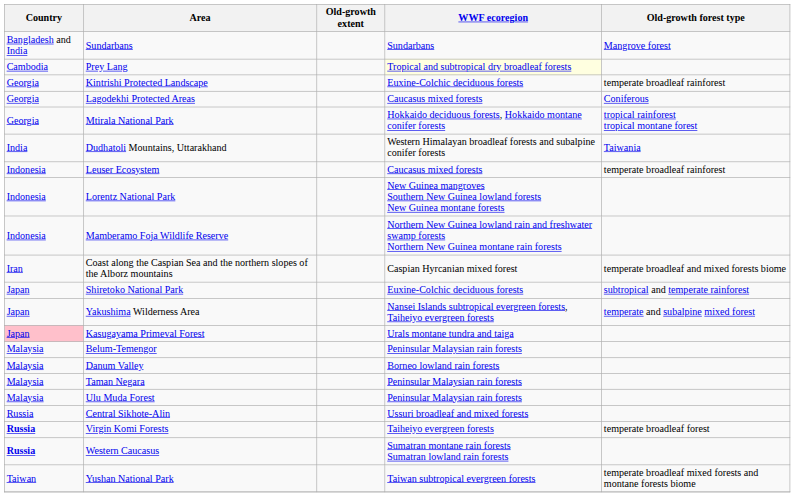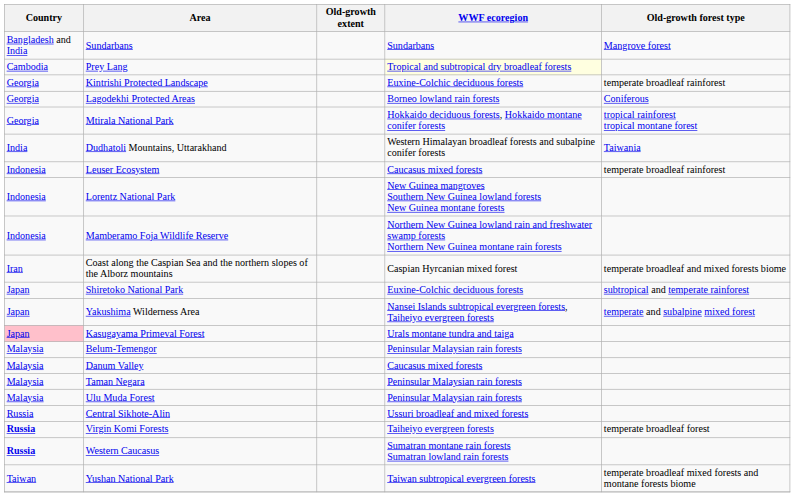(435, 99) Caucasus mixed forests -> (443, 99) Borneo lowland rain forests
(443, 365) Borneo lowland rain forests -> (435, 365) Caucasus mixed forests
